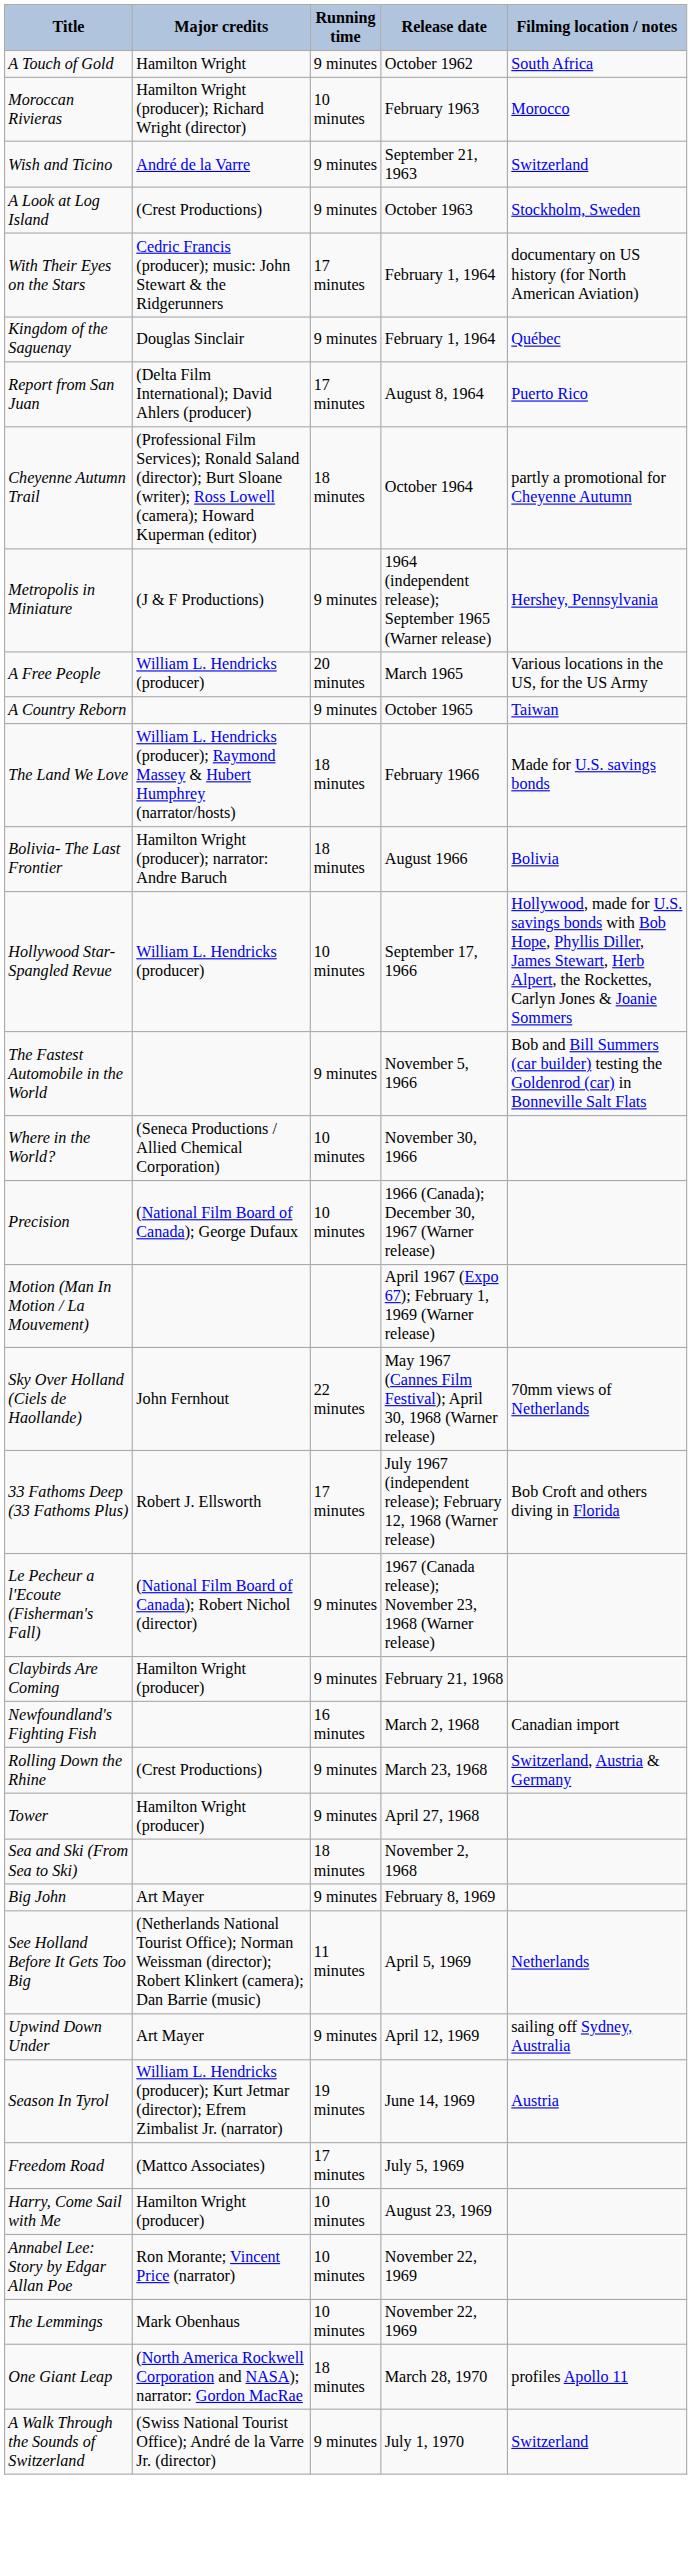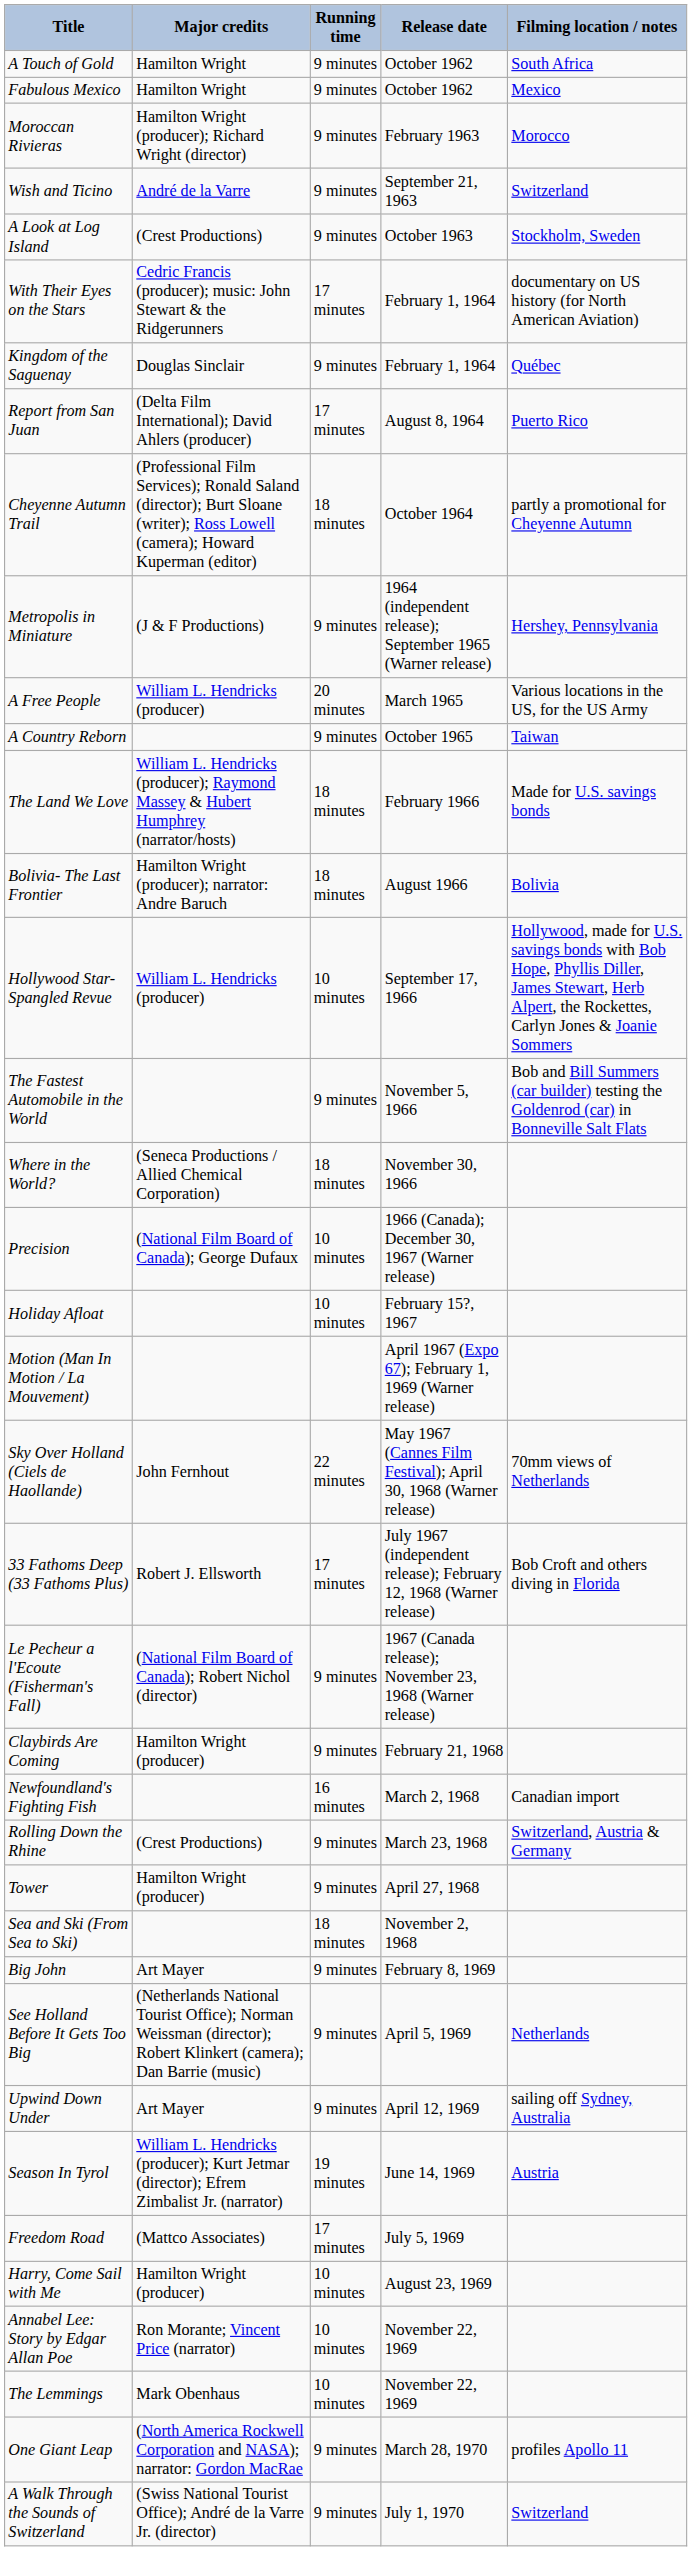+ row: (65, 90)
(339, 109) 10 minutes -> (345, 136) 9 minutes
(339, 1148) 10 minutes -> (339, 1174) 18 minutes
+ row: (56, 1313)
(339, 1962) 11 minutes -> (345, 2034) 9 minutes
(339, 2377) 18 minutes -> (345, 2449) 9 minutes
